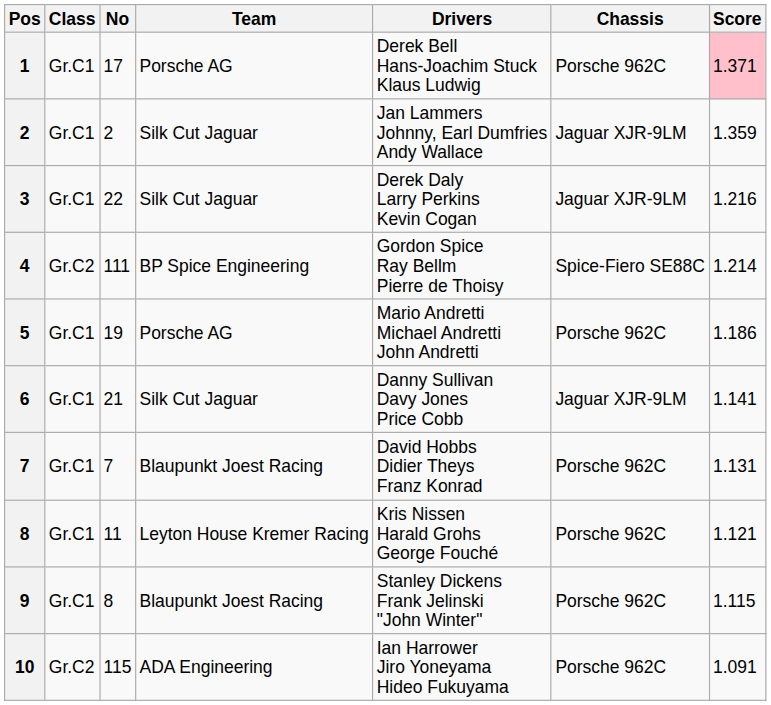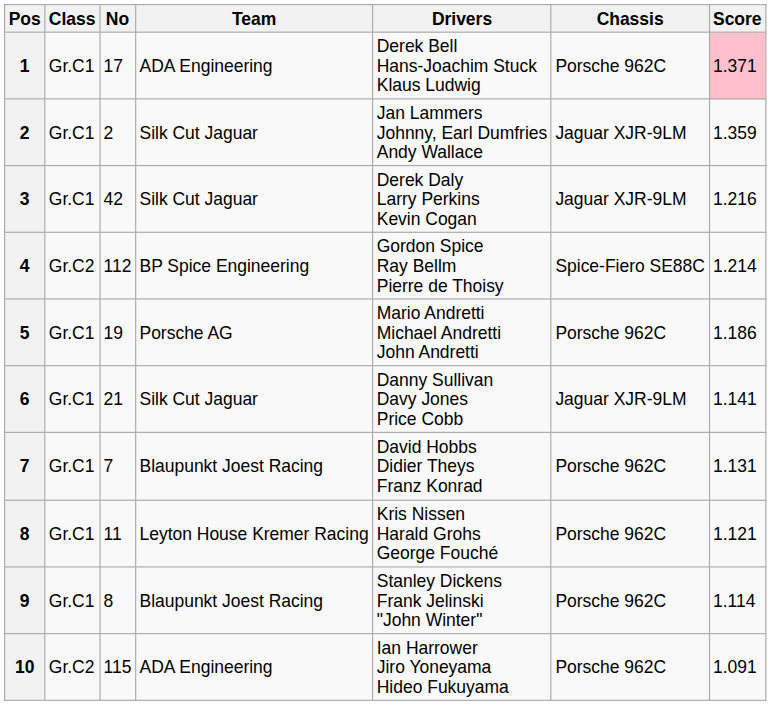(186, 66) Porsche AG -> (206, 66) ADA Engineering
(113, 199) 22 -> (113, 199) 42
(117, 266) 111 -> (117, 266) 112
(734, 600) 1.115 -> (734, 600) 1.114
